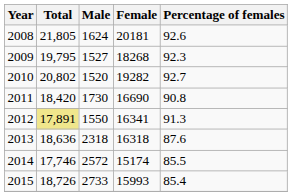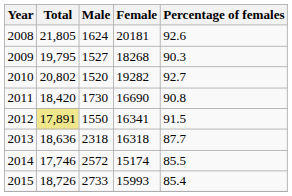(175, 56) 92.3 -> (175, 56) 90.3
(175, 118) 91.3 -> (175, 118) 91.5
(175, 139) 87.6 -> (175, 139) 87.7
